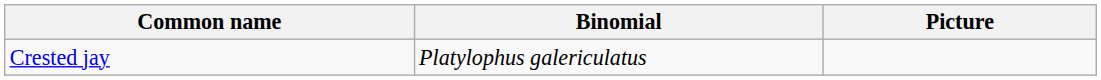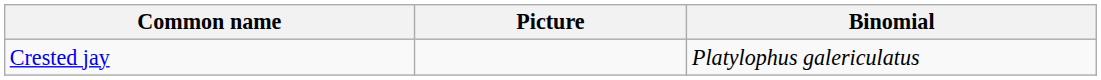columns swapped: (619, 22) <-> (960, 22)
